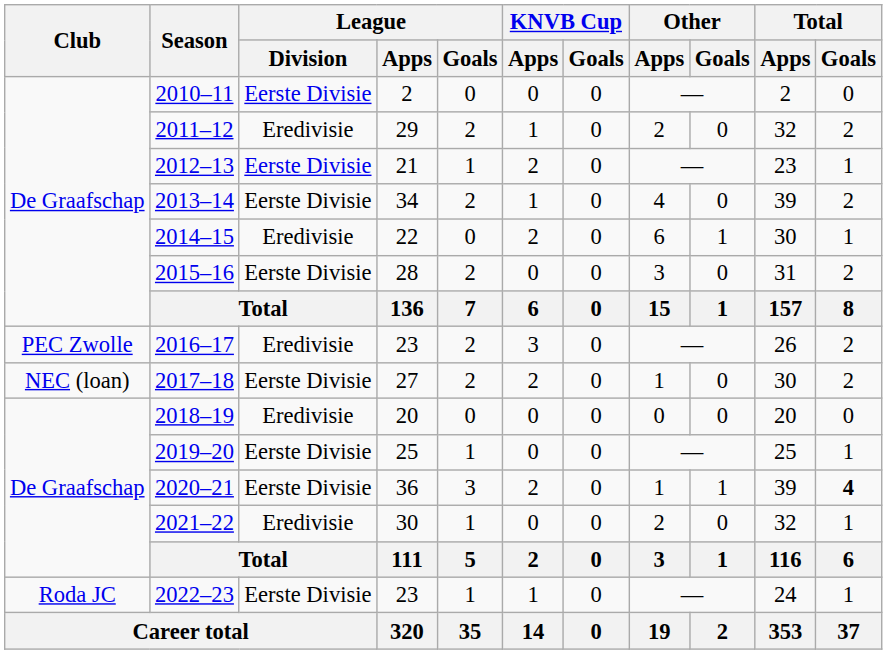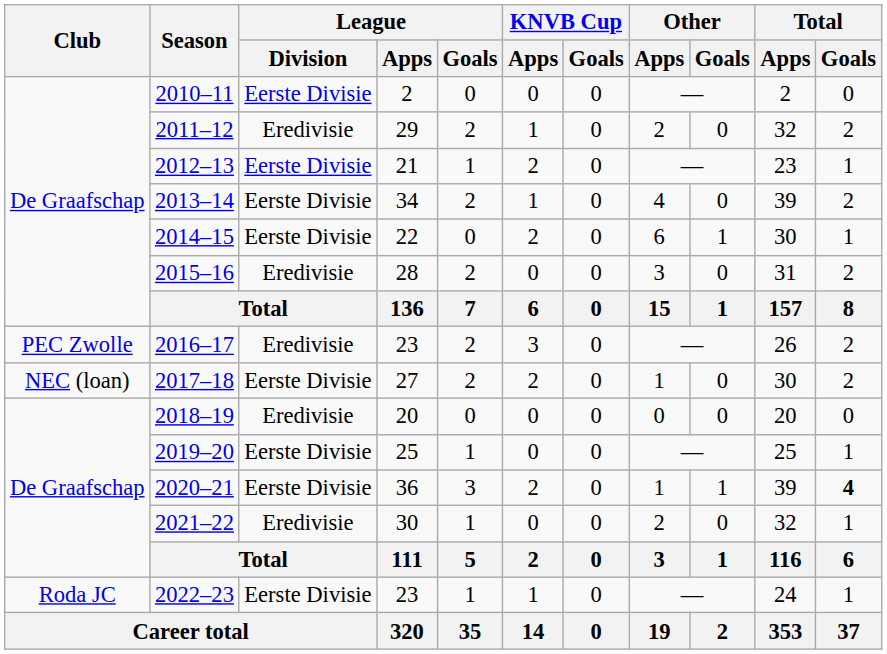(308, 237) Eredivisie -> (308, 237) Eerste Divisie
(308, 272) Eerste Divisie -> (308, 272) Eredivisie
